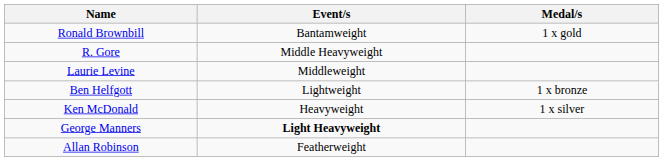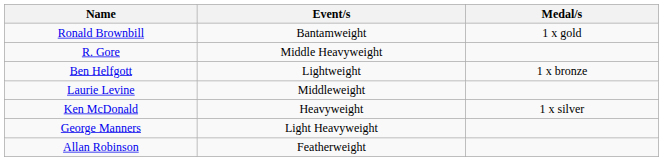rows swapped: (101, 90) <-> (101, 71)
(331, 128) bold -> (331, 128) normal
